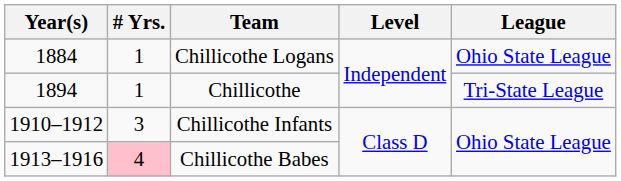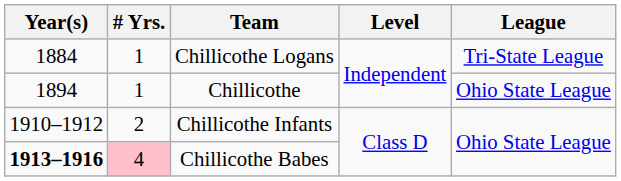(533, 56) Ohio State League -> (533, 56) Tri-State League
(533, 90) Tri-State League -> (533, 90) Ohio State League
(139, 124) 3 -> (139, 124) 2
(56, 159) normal -> (56, 159) bold
